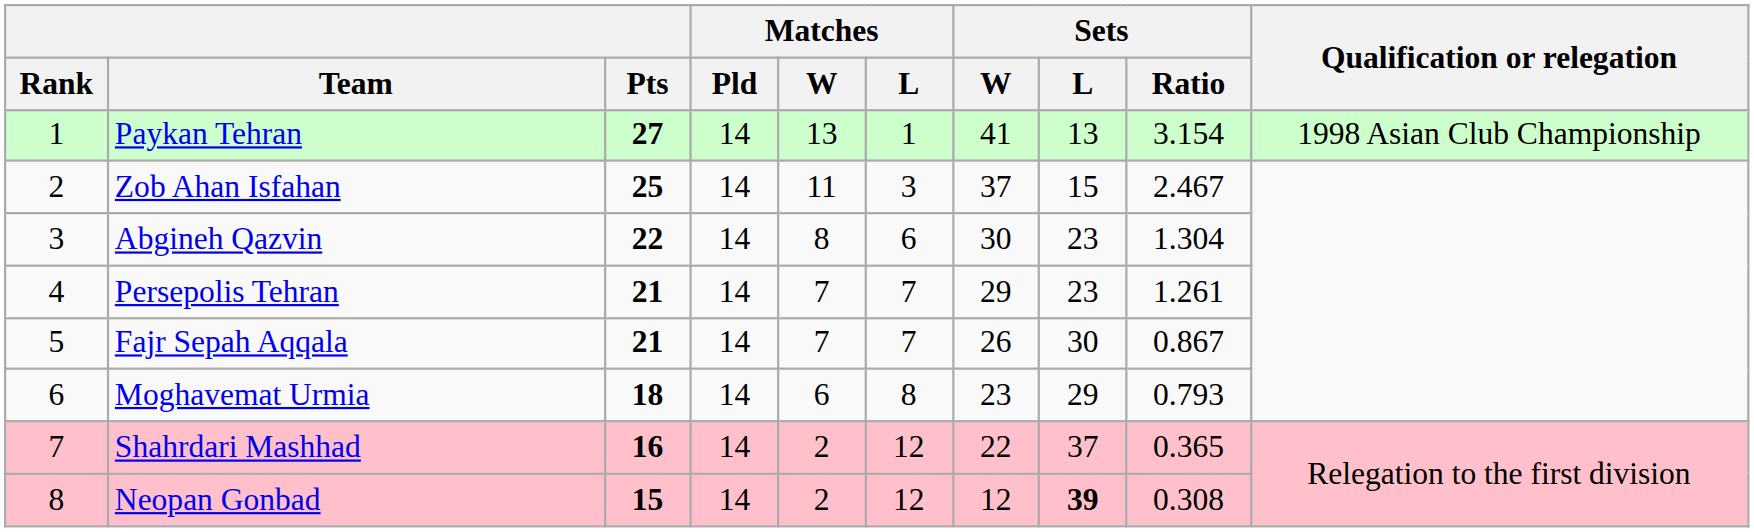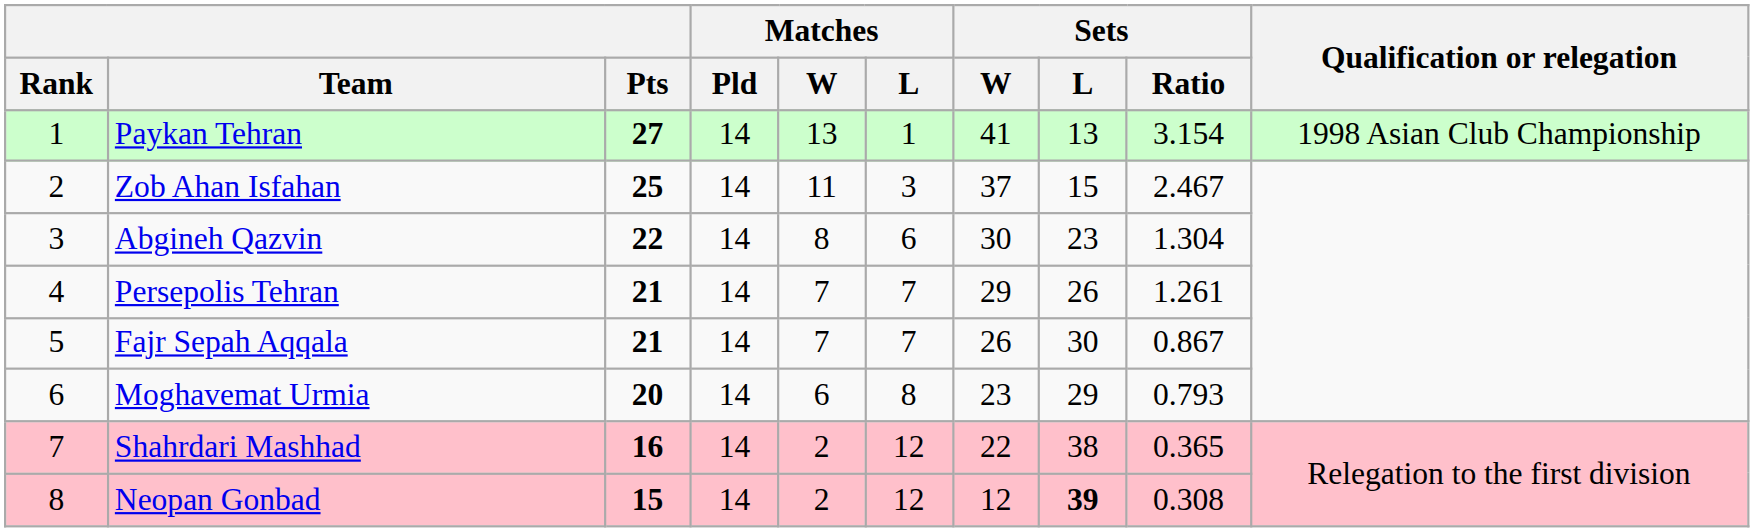(1083, 290) 23 -> (1083, 290) 26
(648, 394) 18 -> (648, 394) 20
(1083, 446) 37 -> (1083, 446) 38
